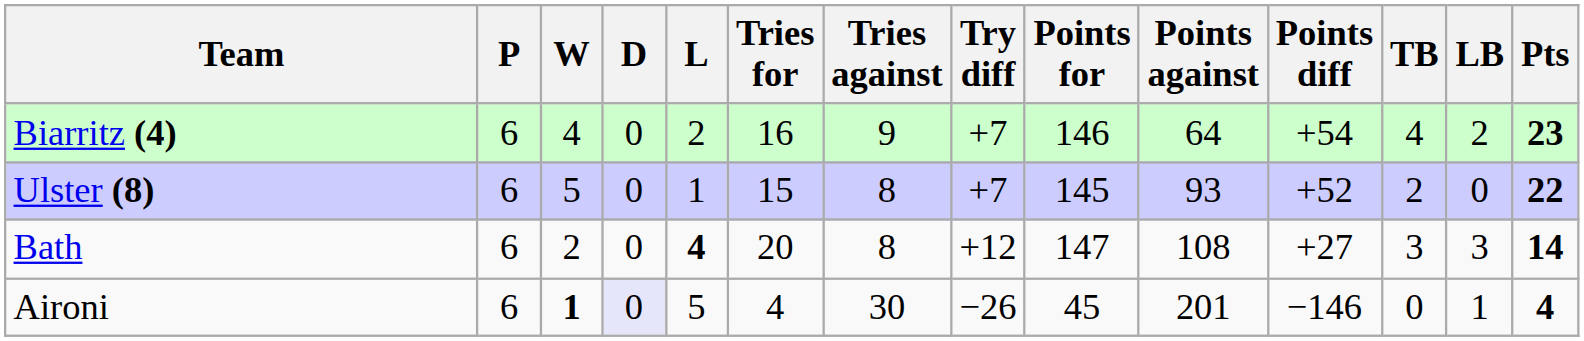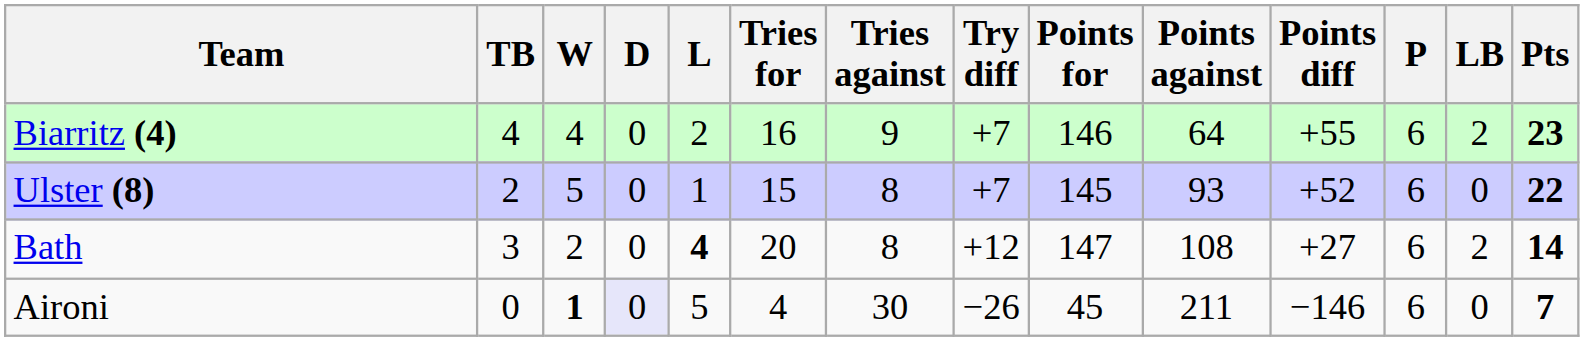columns swapped: (509, 53) <-> (1414, 53)
(1324, 132) +54 -> (1328, 132) +55
(1480, 248) 3 -> (1480, 248) 2
(1203, 305) 201 -> (1206, 305) 211
(1480, 305) 1 -> (1480, 305) 0
(1545, 305) 4 -> (1545, 305) 7
